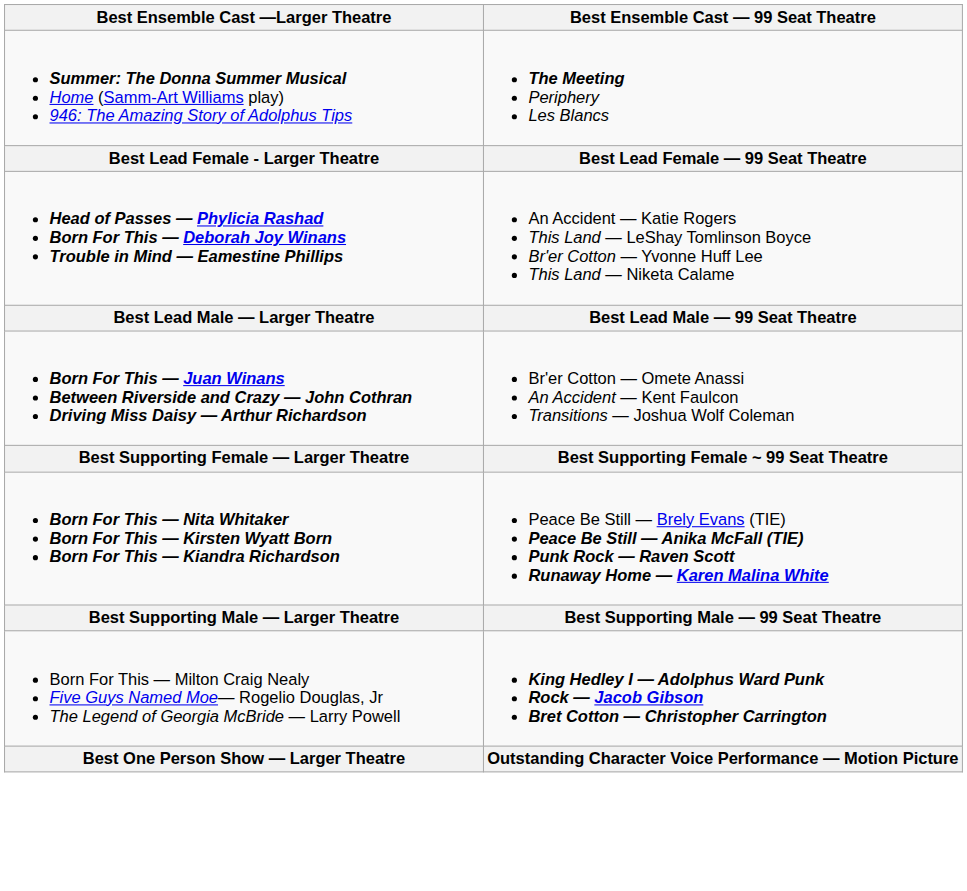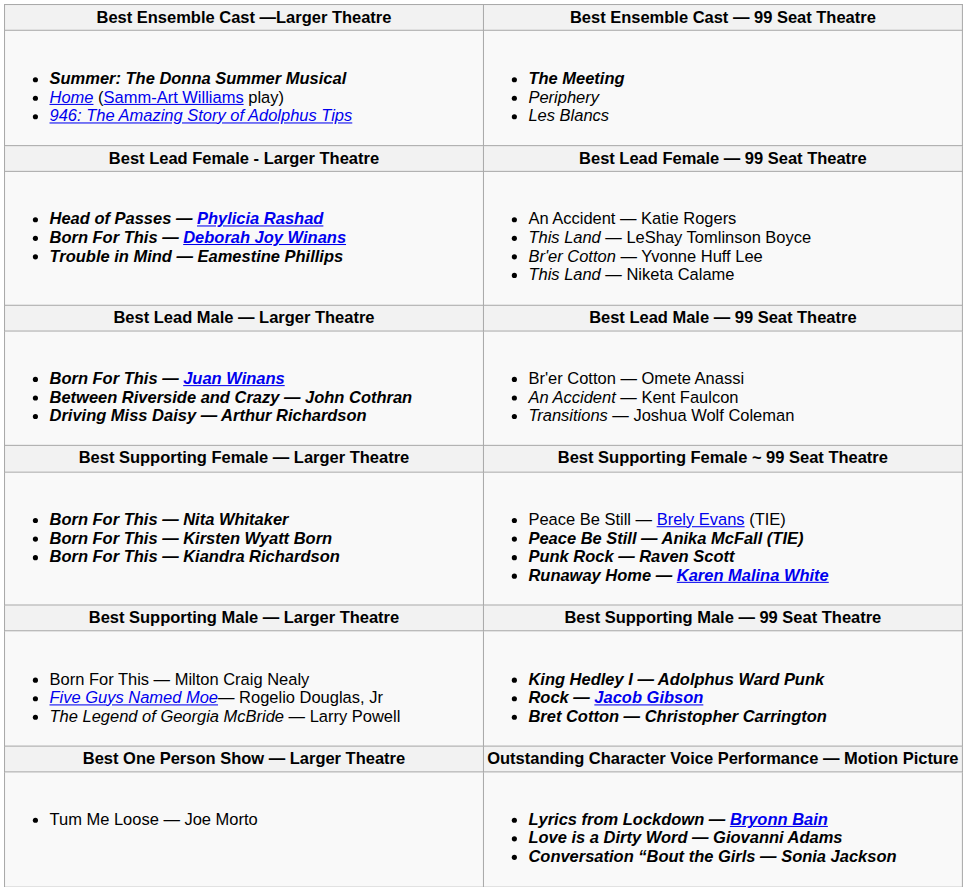+ row: (244, 820)
